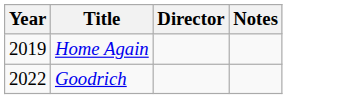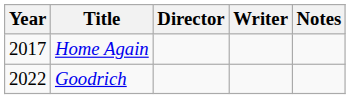+ column: (261, 19)
(28, 49) 2019 -> (28, 49) 2017
